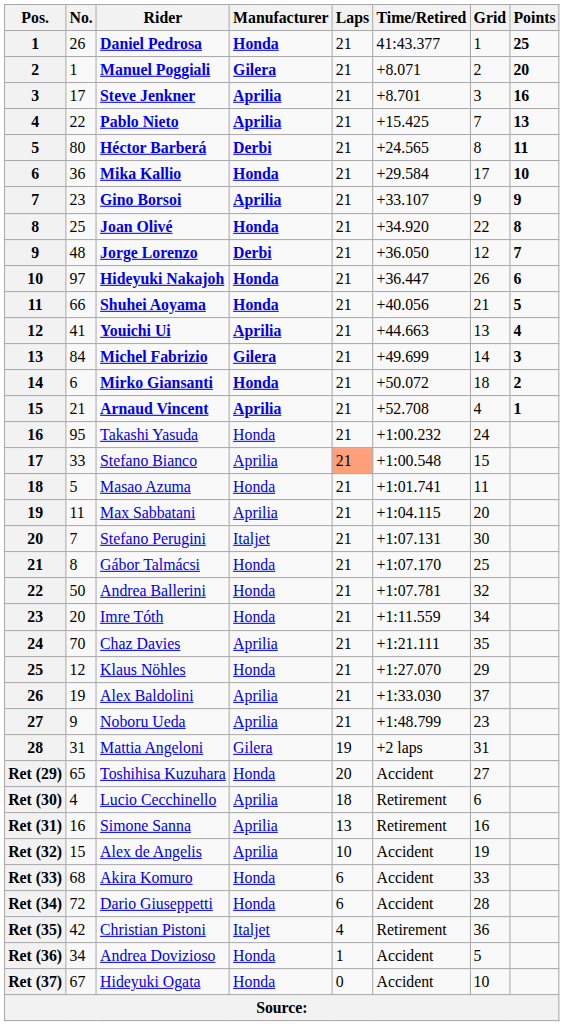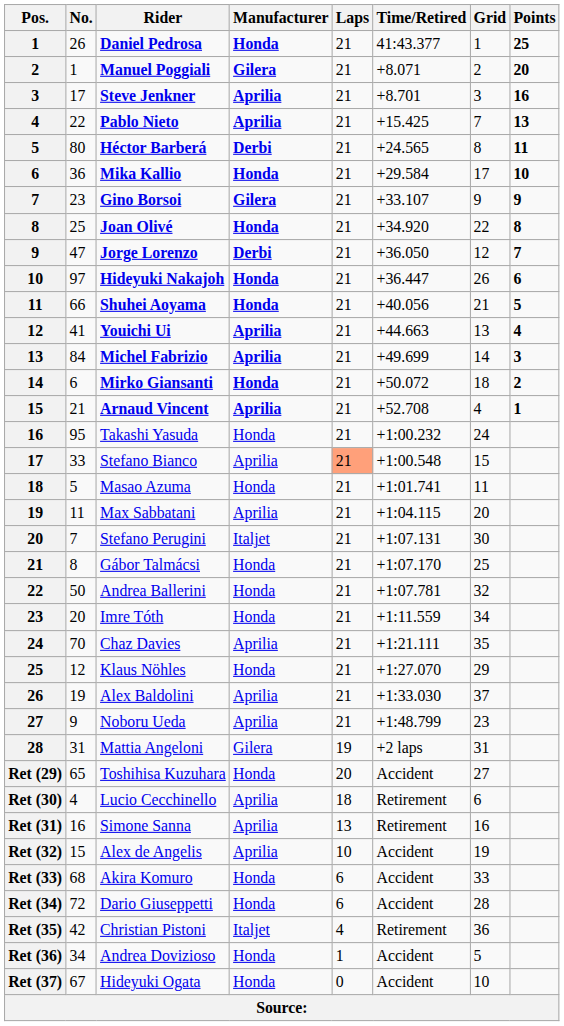(257, 200) Aprilia -> (255, 200) Gilera
(77, 252) 48 -> (77, 252) 47
(255, 356) Gilera -> (257, 356) Aprilia
